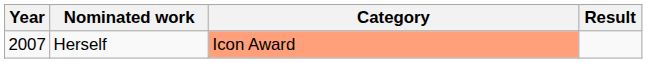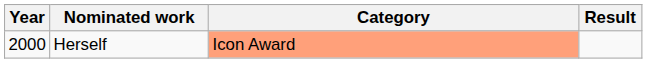(27, 44) 2007 -> (27, 44) 2000
